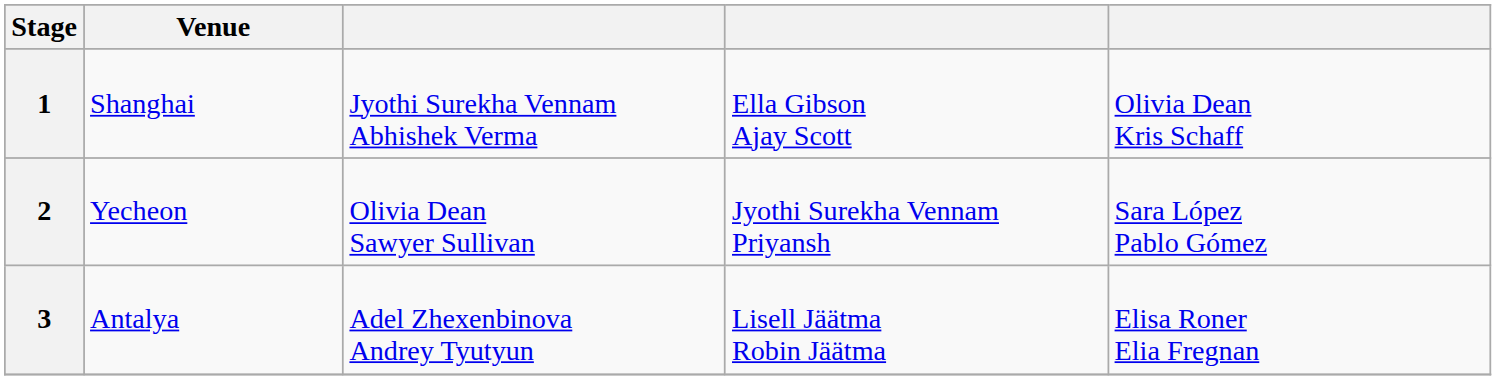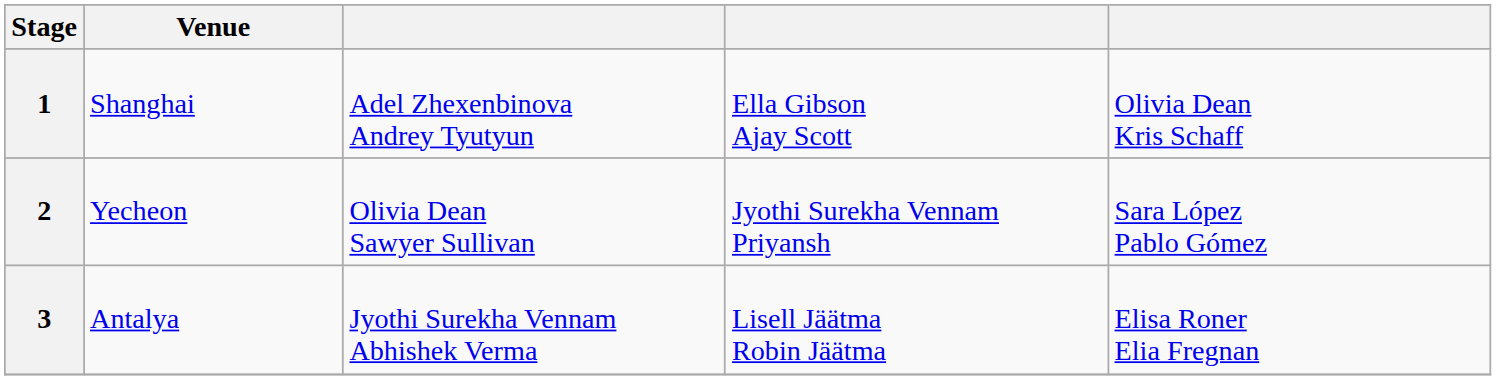(483, 119) Jyothi Surekha Vennam Abhishek Verma -> (461, 119) Adel Zhexenbinova Andrey Tyutyun
(461, 335) Adel Zhexenbinova Andrey Tyutyun -> (483, 335) Jyothi Surekha Vennam Abhishek Verma
